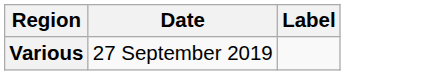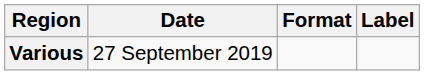+ column: (317, 20)
